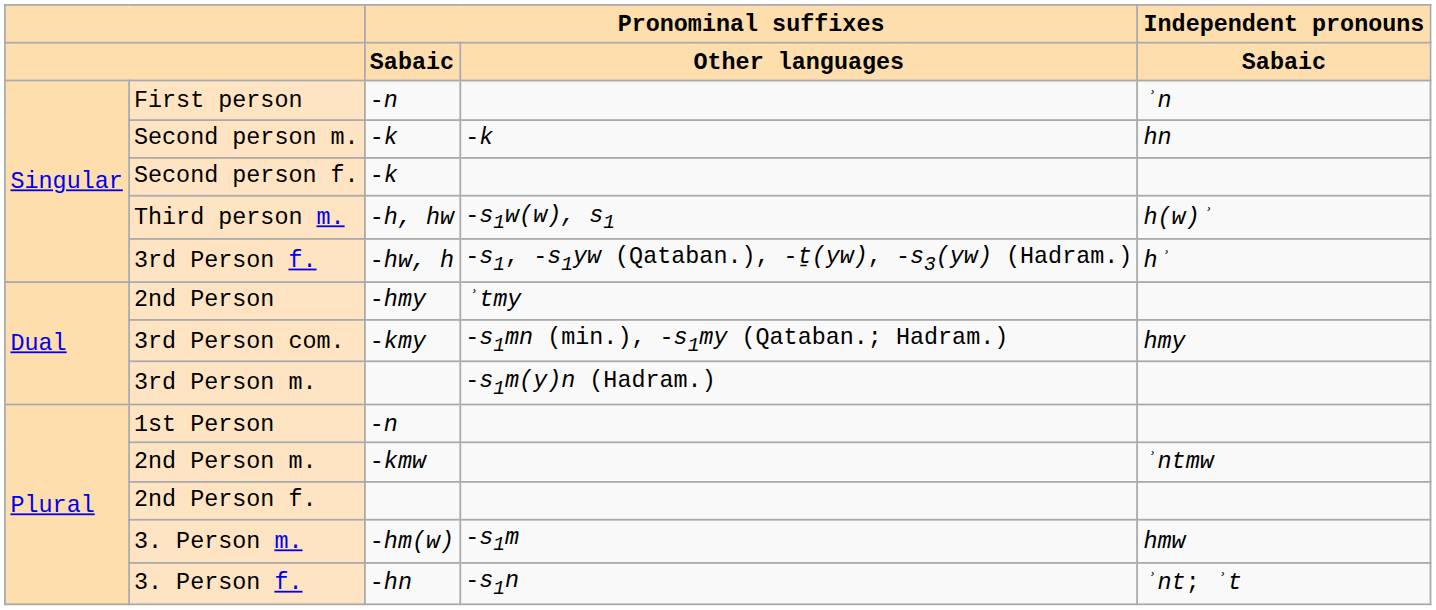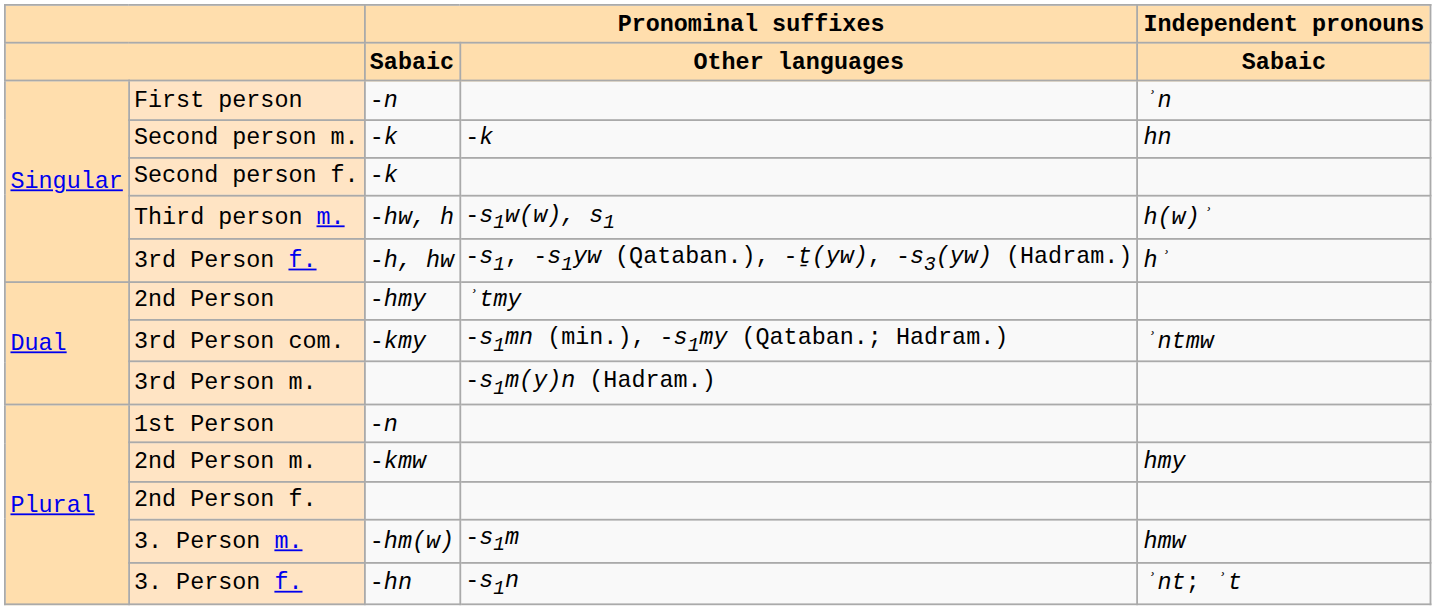(412, 217) -h, hw -> (412, 217) -hw, h
(412, 260) -hw, h -> (412, 260) -h, hw
(1165, 341) hmy -> (1179, 341) ʾntmw
(1179, 462) ʾntmw -> (1165, 462) hmy
